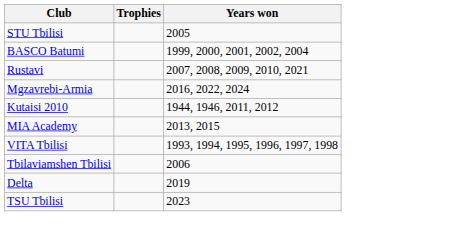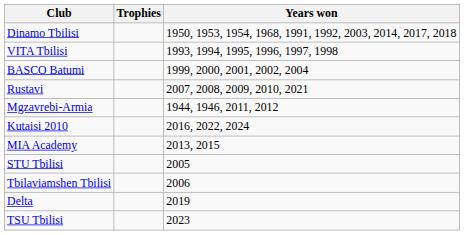+ row: (43, 32)
rows swapped: (37, 145) <-> (35, 32)
(208, 88) 2016, 2022, 2024 -> (222, 107) 1944, 1946, 2011, 2012
(222, 107) 1944, 1946, 2011, 2012 -> (208, 126) 2016, 2022, 2024
